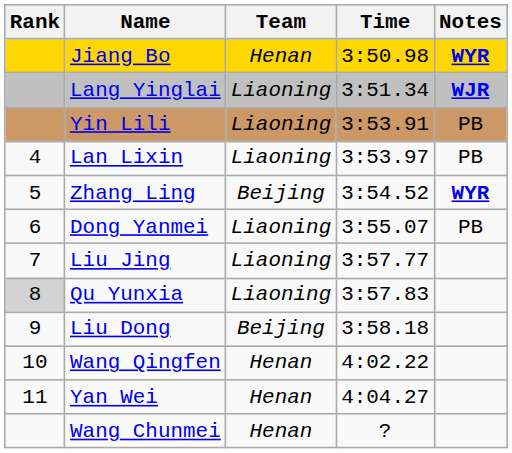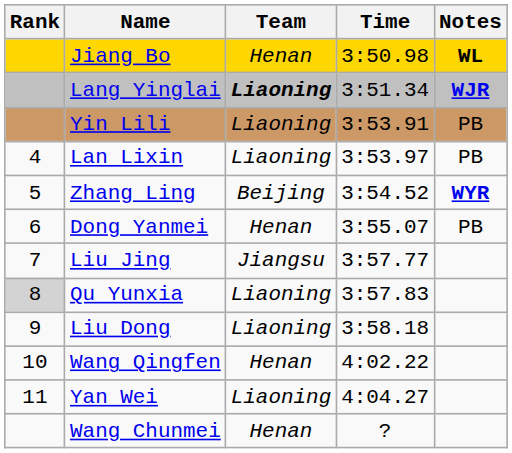(470, 56) WYR -> (470, 56) WL
(281, 90) normal -> (281, 90) bold
(281, 227) Liaoning -> (281, 227) Henan
(281, 261) Liaoning -> (281, 261) Jiangsu
(281, 329) Beijing -> (281, 329) Liaoning
(281, 397) Henan -> (281, 397) Liaoning
